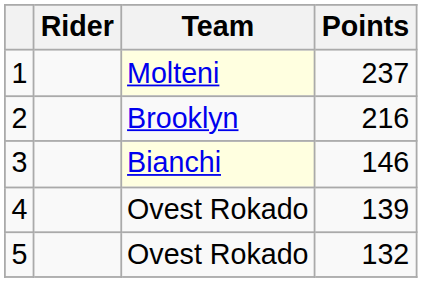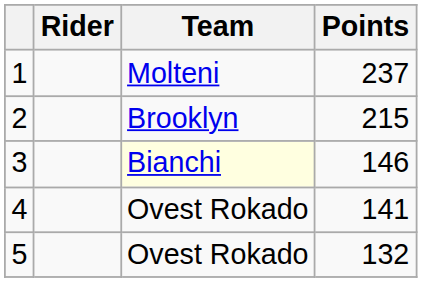(173, 72) lightyellow background -> (173, 72) no background
(385, 118) 216 -> (385, 118) 215
(385, 208) 139 -> (385, 208) 141
